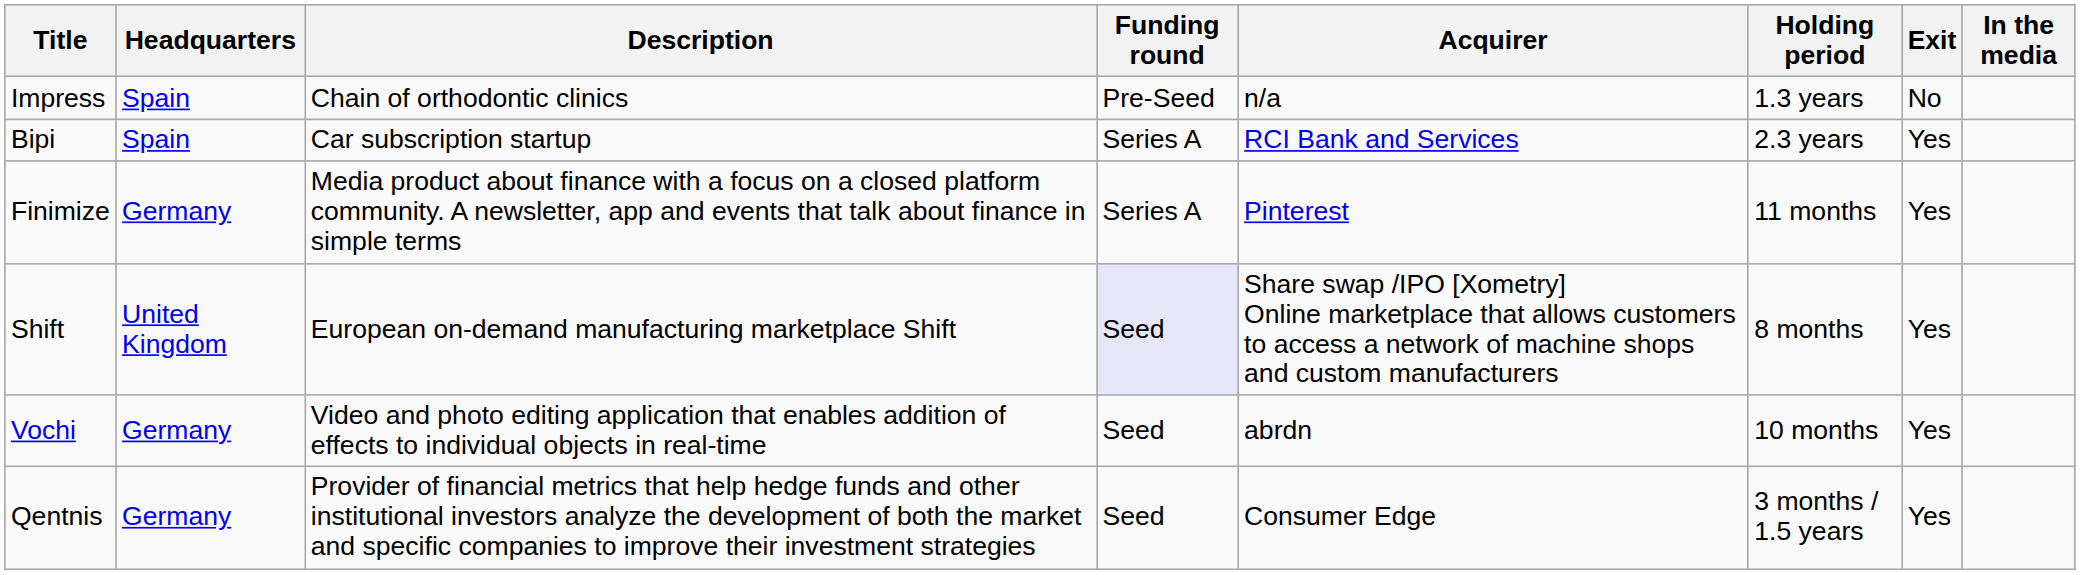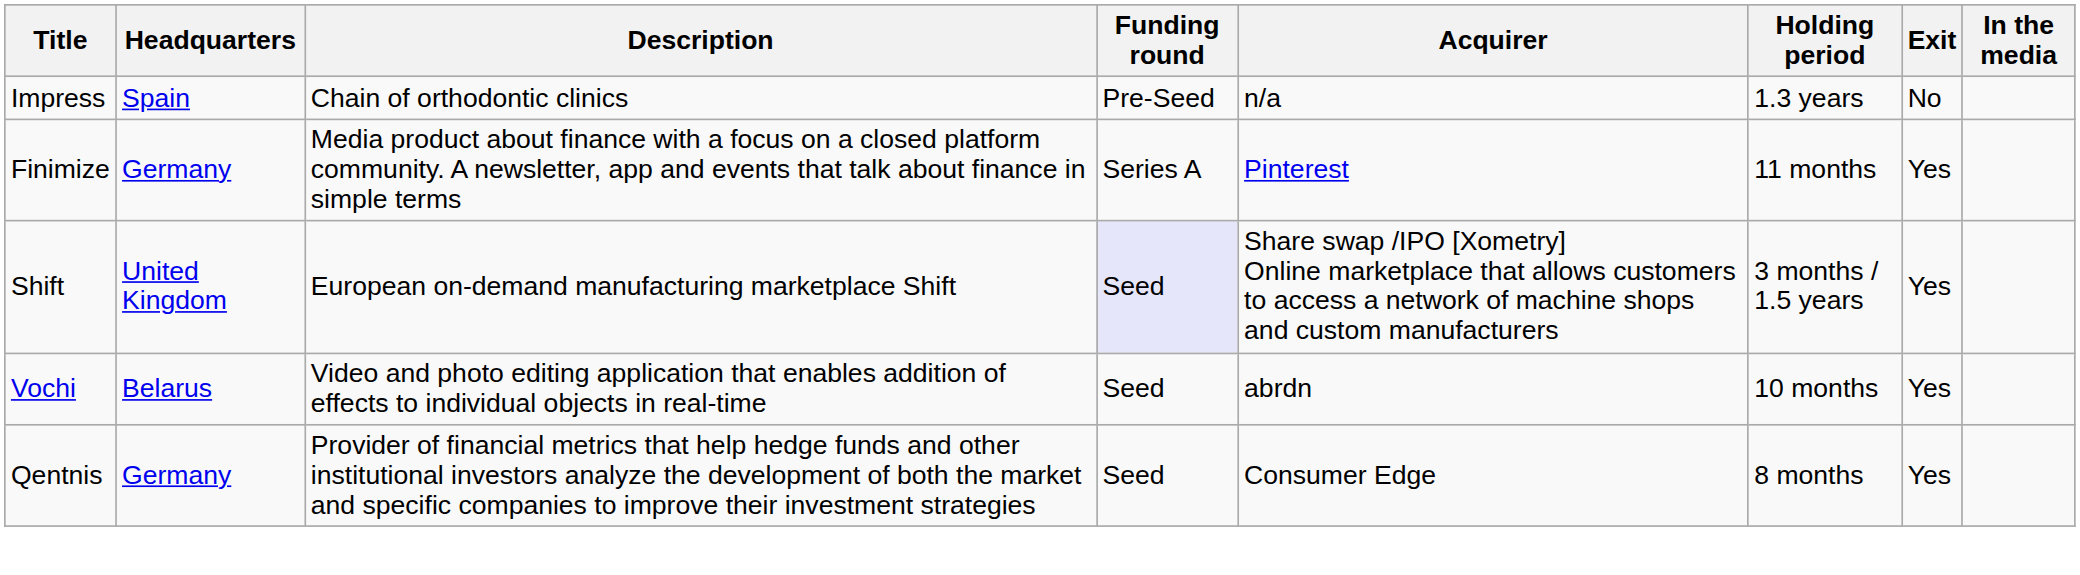- row: (33, 139)
(1809, 328) 8 months -> (1816, 286) 3 months / 1.5 years
(177, 430) Germany -> (167, 388) Belarus
(1816, 517) 3 months / 1.5 years -> (1809, 475) 8 months
